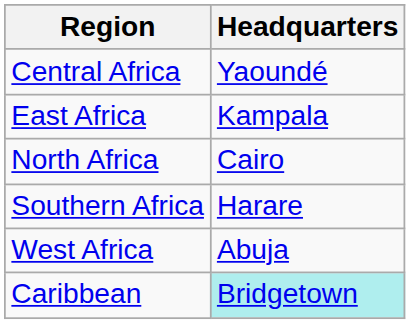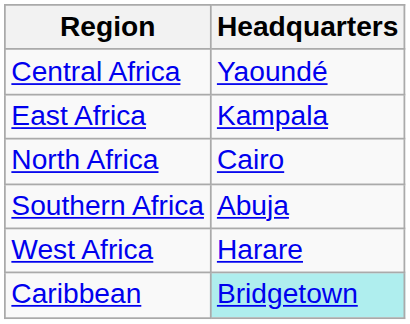(260, 205) Harare -> (253, 205) Abuja
(253, 250) Abuja -> (260, 250) Harare
